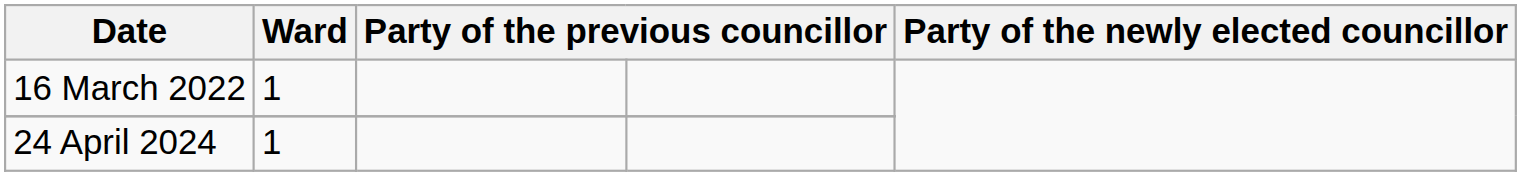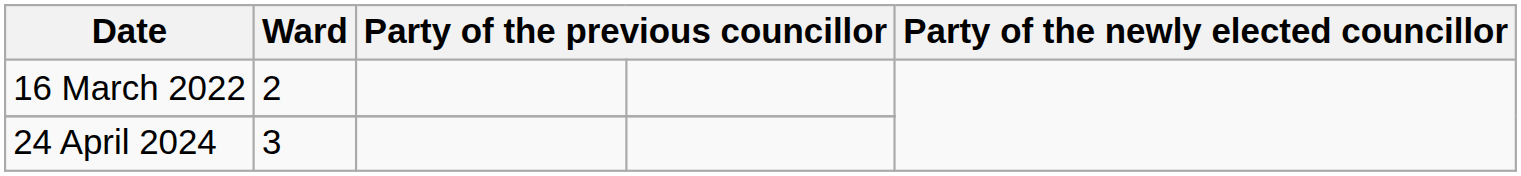(272, 87) 1 -> (272, 87) 2
(272, 142) 1 -> (272, 142) 3
